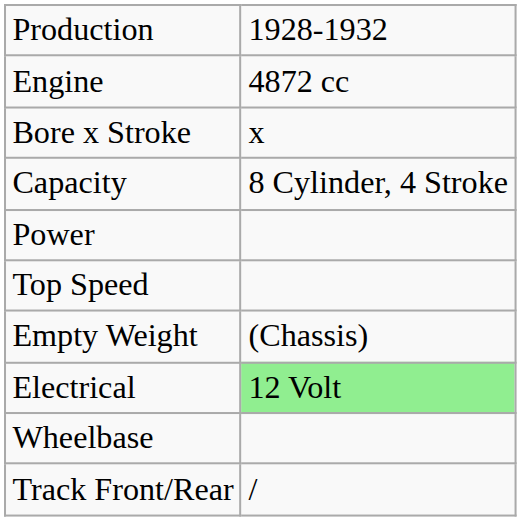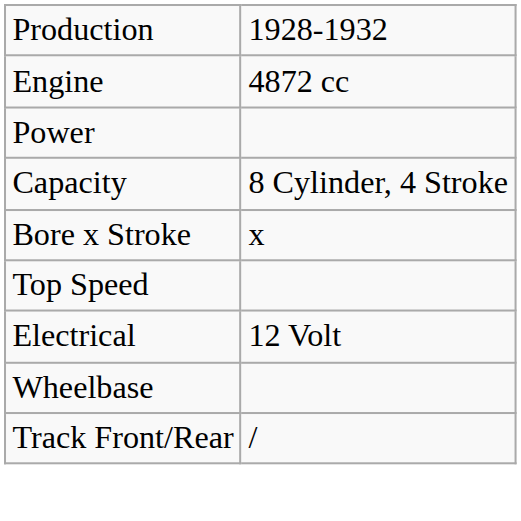rows swapped: (102, 132) <-> (54, 234)
- row: (105, 336)
(295, 387) lightgreen background -> (295, 336) no background
